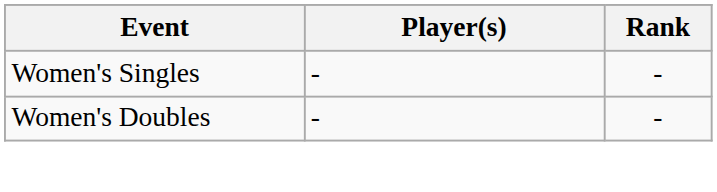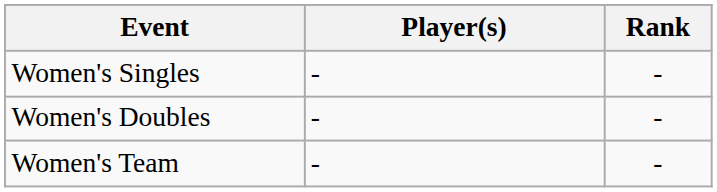+ row: (95, 163)
